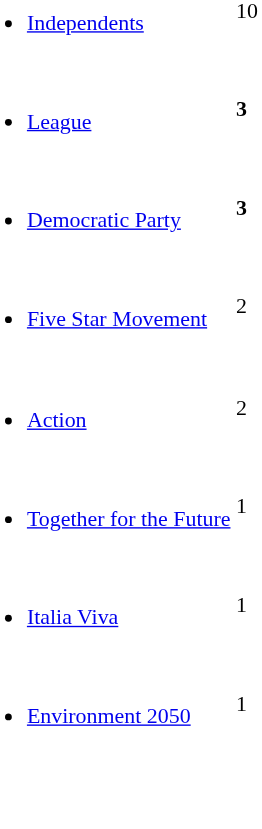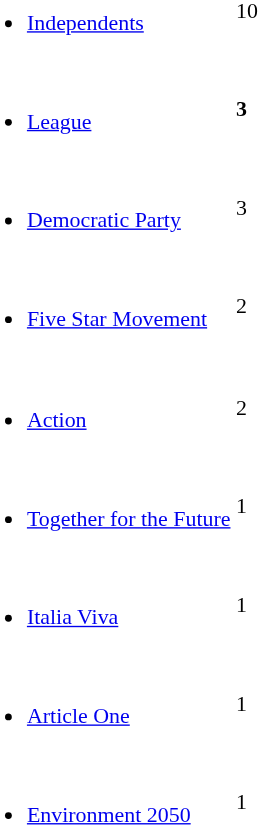(247, 208) bold -> (247, 208) normal
+ row: (101, 716)
